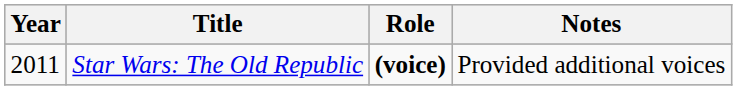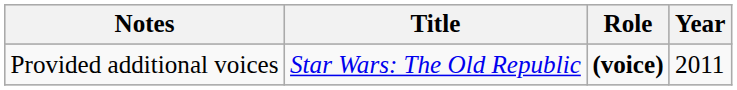columns swapped: (36, 24) <-> (591, 24)
